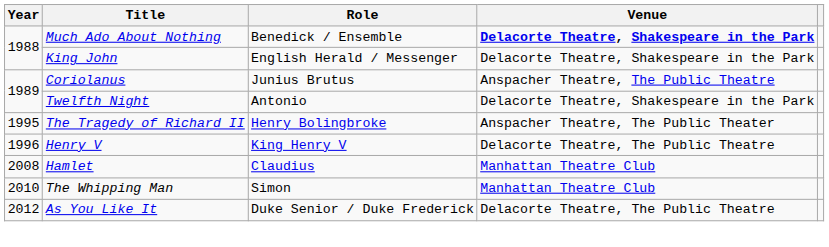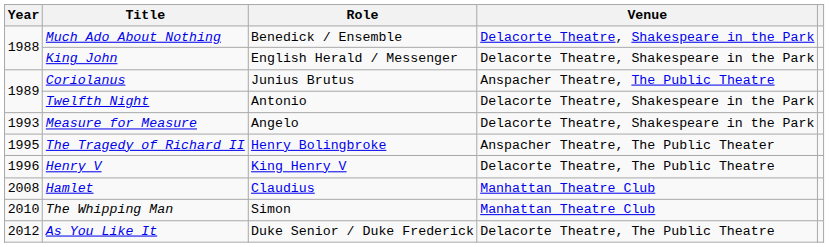(647, 37) bold -> (647, 37) normal
+ row: (121, 123)
